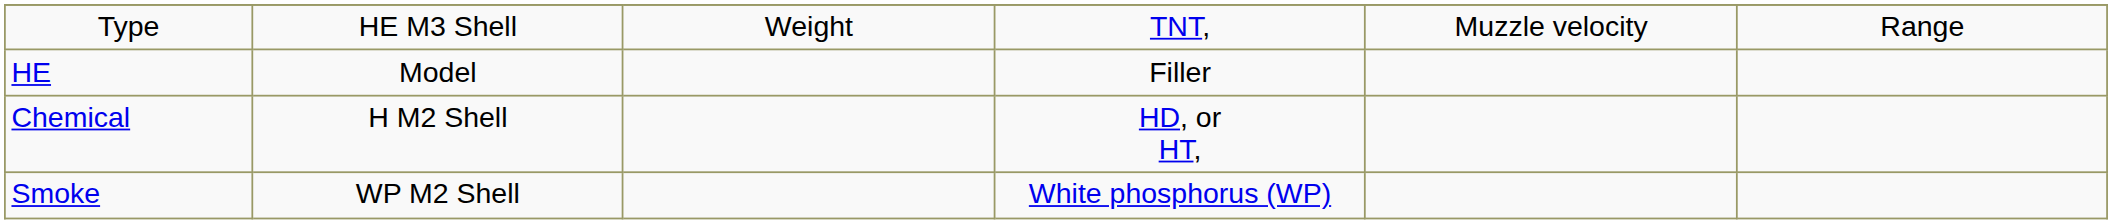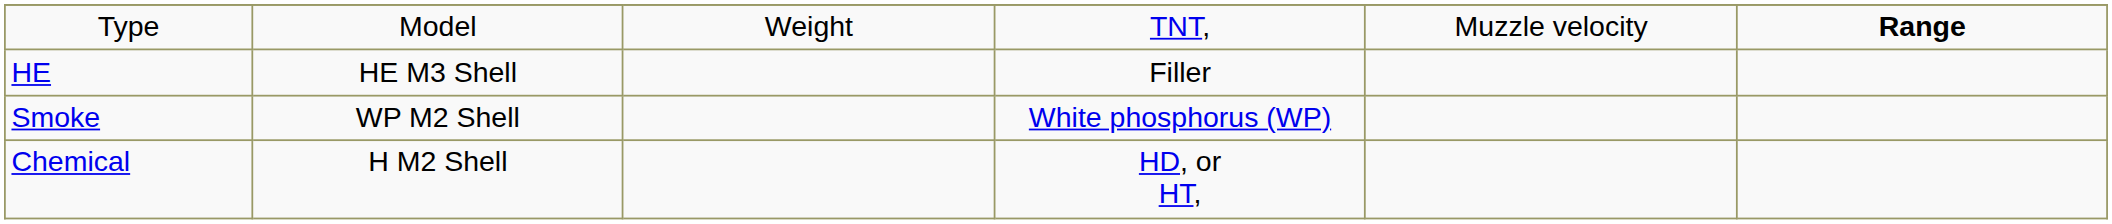(438, 27) HE M3 Shell -> (438, 27) Model
(1922, 27) normal -> (1922, 27) bold
(438, 72) Model -> (438, 72) HE M3 Shell
rows swapped: (56, 194) <-> (71, 117)
